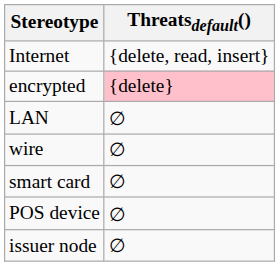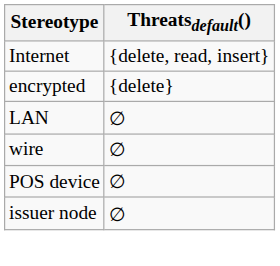(141, 86) pink background -> (141, 86) no background
- row: (50, 181)
